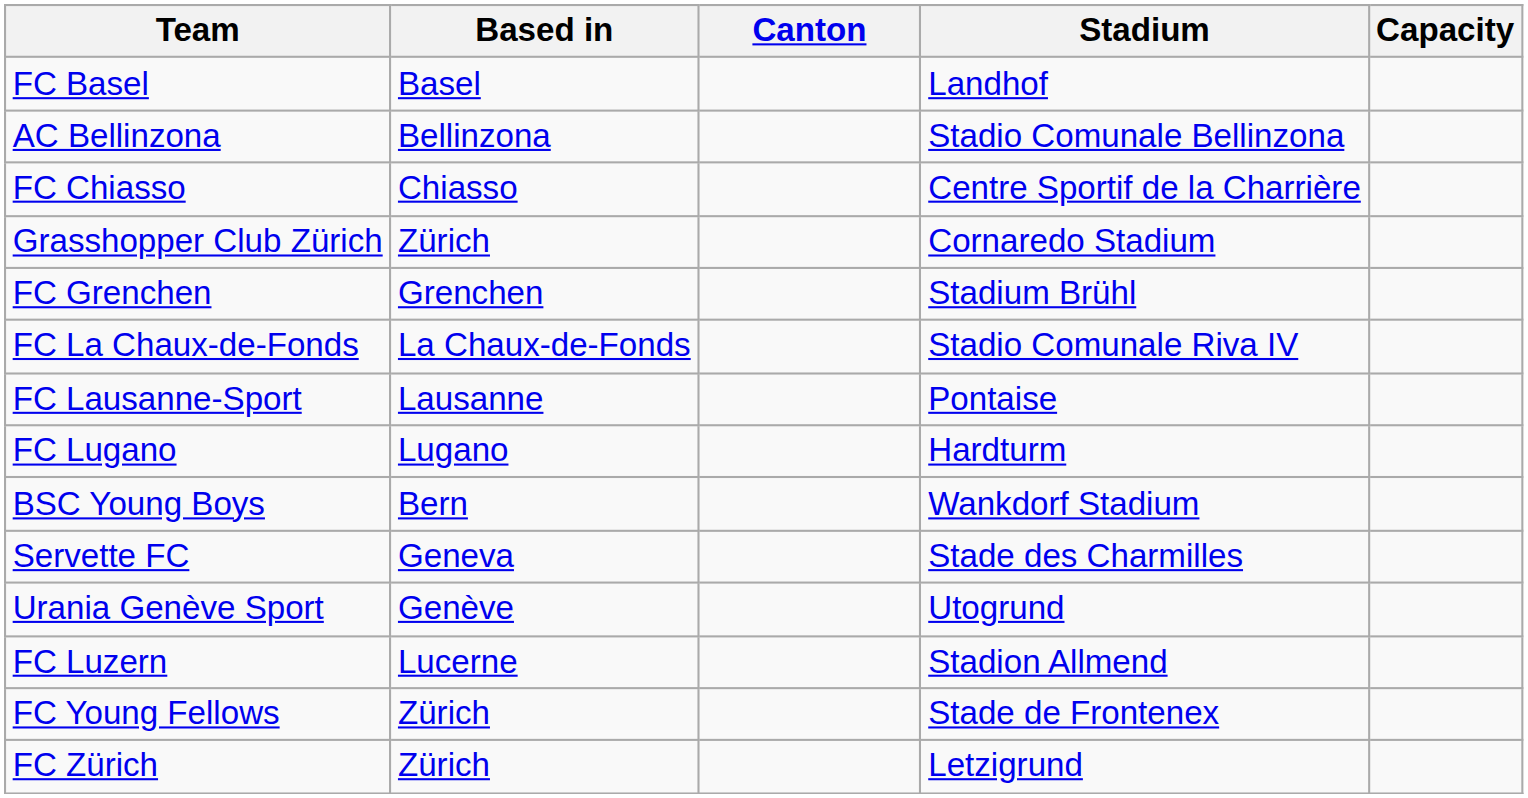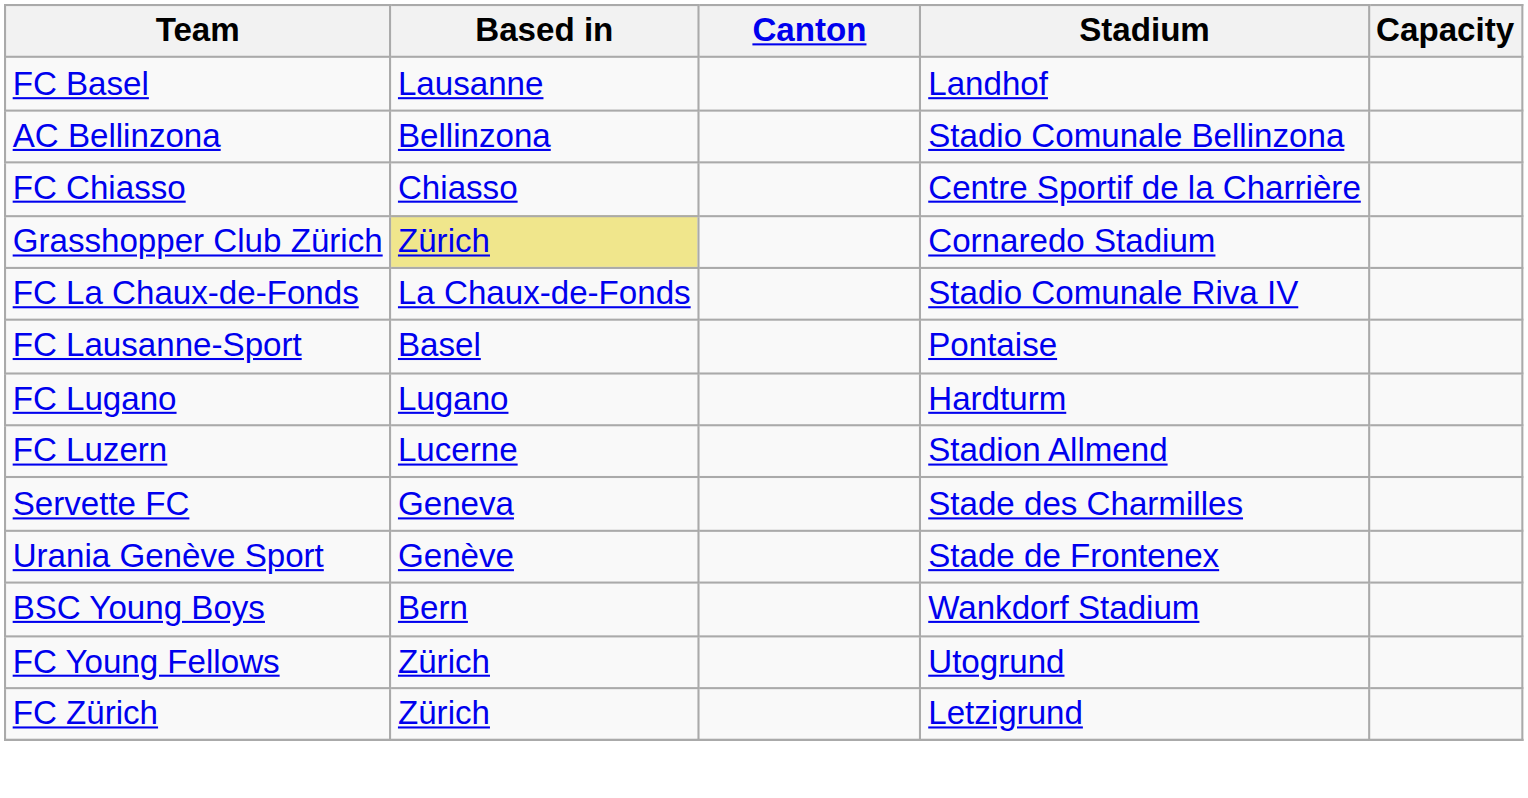(439, 83) Basel -> (471, 83) Lausanne
(444, 240) no background -> (444, 240) khaki background
- row: (112, 293)
(471, 398) Lausanne -> (439, 345) Basel
rows swapped: (90, 661) <-> (139, 503)
(996, 608) Utogrund -> (1074, 556) Stade de Frontenex
(1074, 713) Stade de Frontenex -> (996, 661) Utogrund
